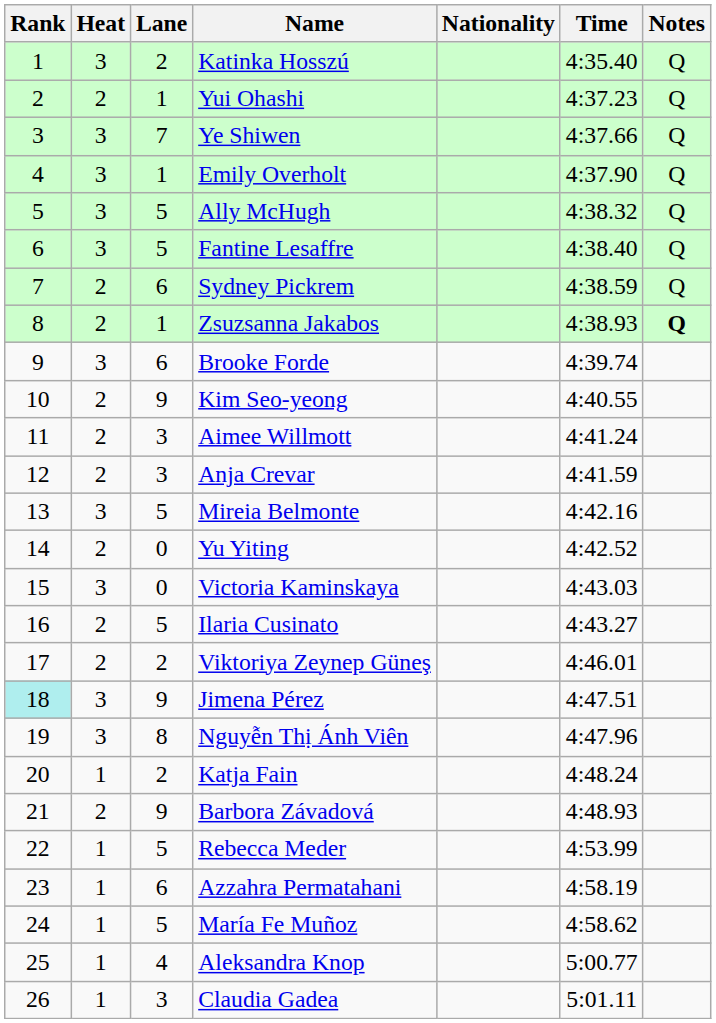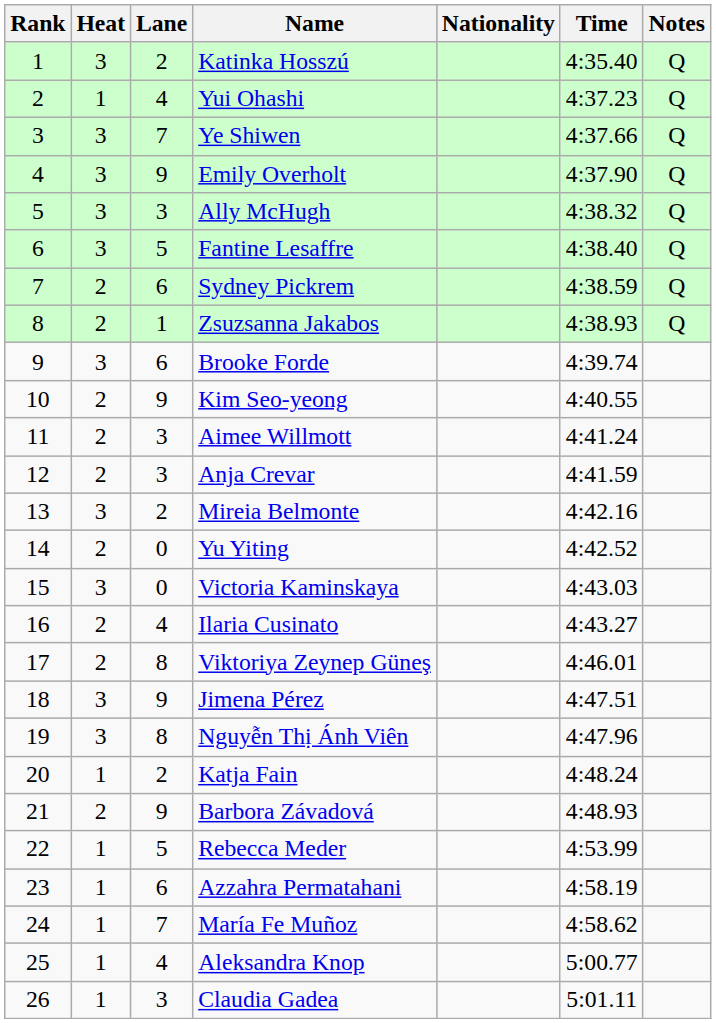(101, 98) 2 -> (101, 98) 1
(162, 98) 1 -> (162, 98) 4
(162, 173) 1 -> (162, 173) 9
(162, 211) 5 -> (162, 211) 3
(677, 323) bold -> (677, 323) normal
(162, 511) 5 -> (162, 511) 2
(162, 624) 5 -> (162, 624) 4
(162, 661) 2 -> (162, 661) 8
(38, 699) paleturquoise background -> (38, 699) no background
(162, 924) 5 -> (162, 924) 7
